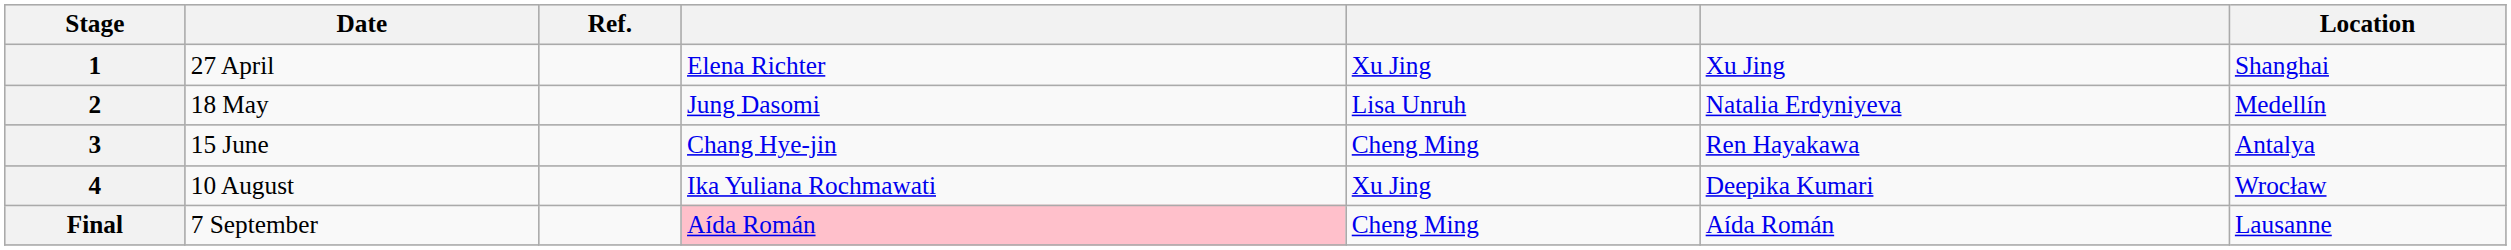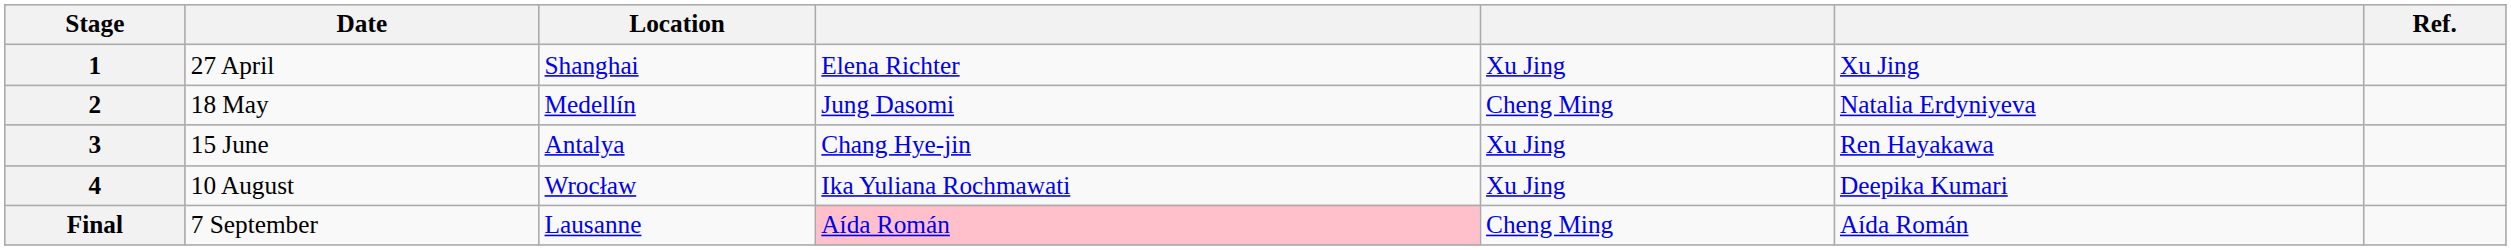columns swapped: (2367, 24) <-> (610, 24)
(1409, 104) Lisa Unruh -> (1550, 104) Cheng Ming
(1415, 144) Cheng Ming -> (1526, 144) Xu Jing
